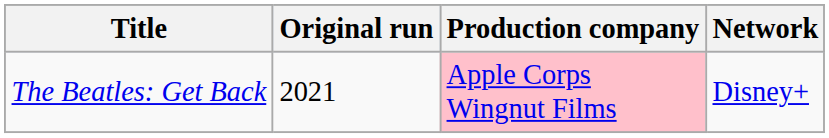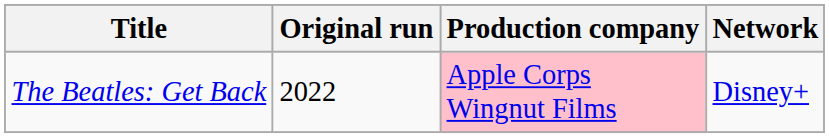(308, 91) 2021 -> (308, 91) 2022
